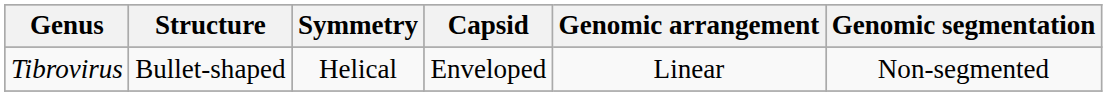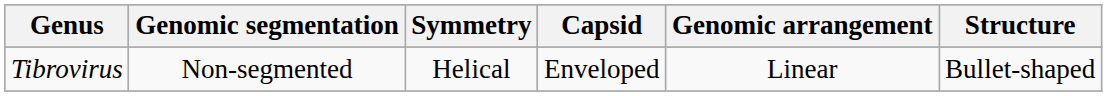columns swapped: (210, 25) <-> (963, 25)
